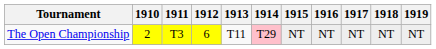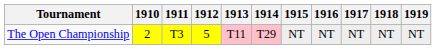(206, 34) 6 -> (206, 34) 5
(236, 34) no background -> (236, 34) pink background
